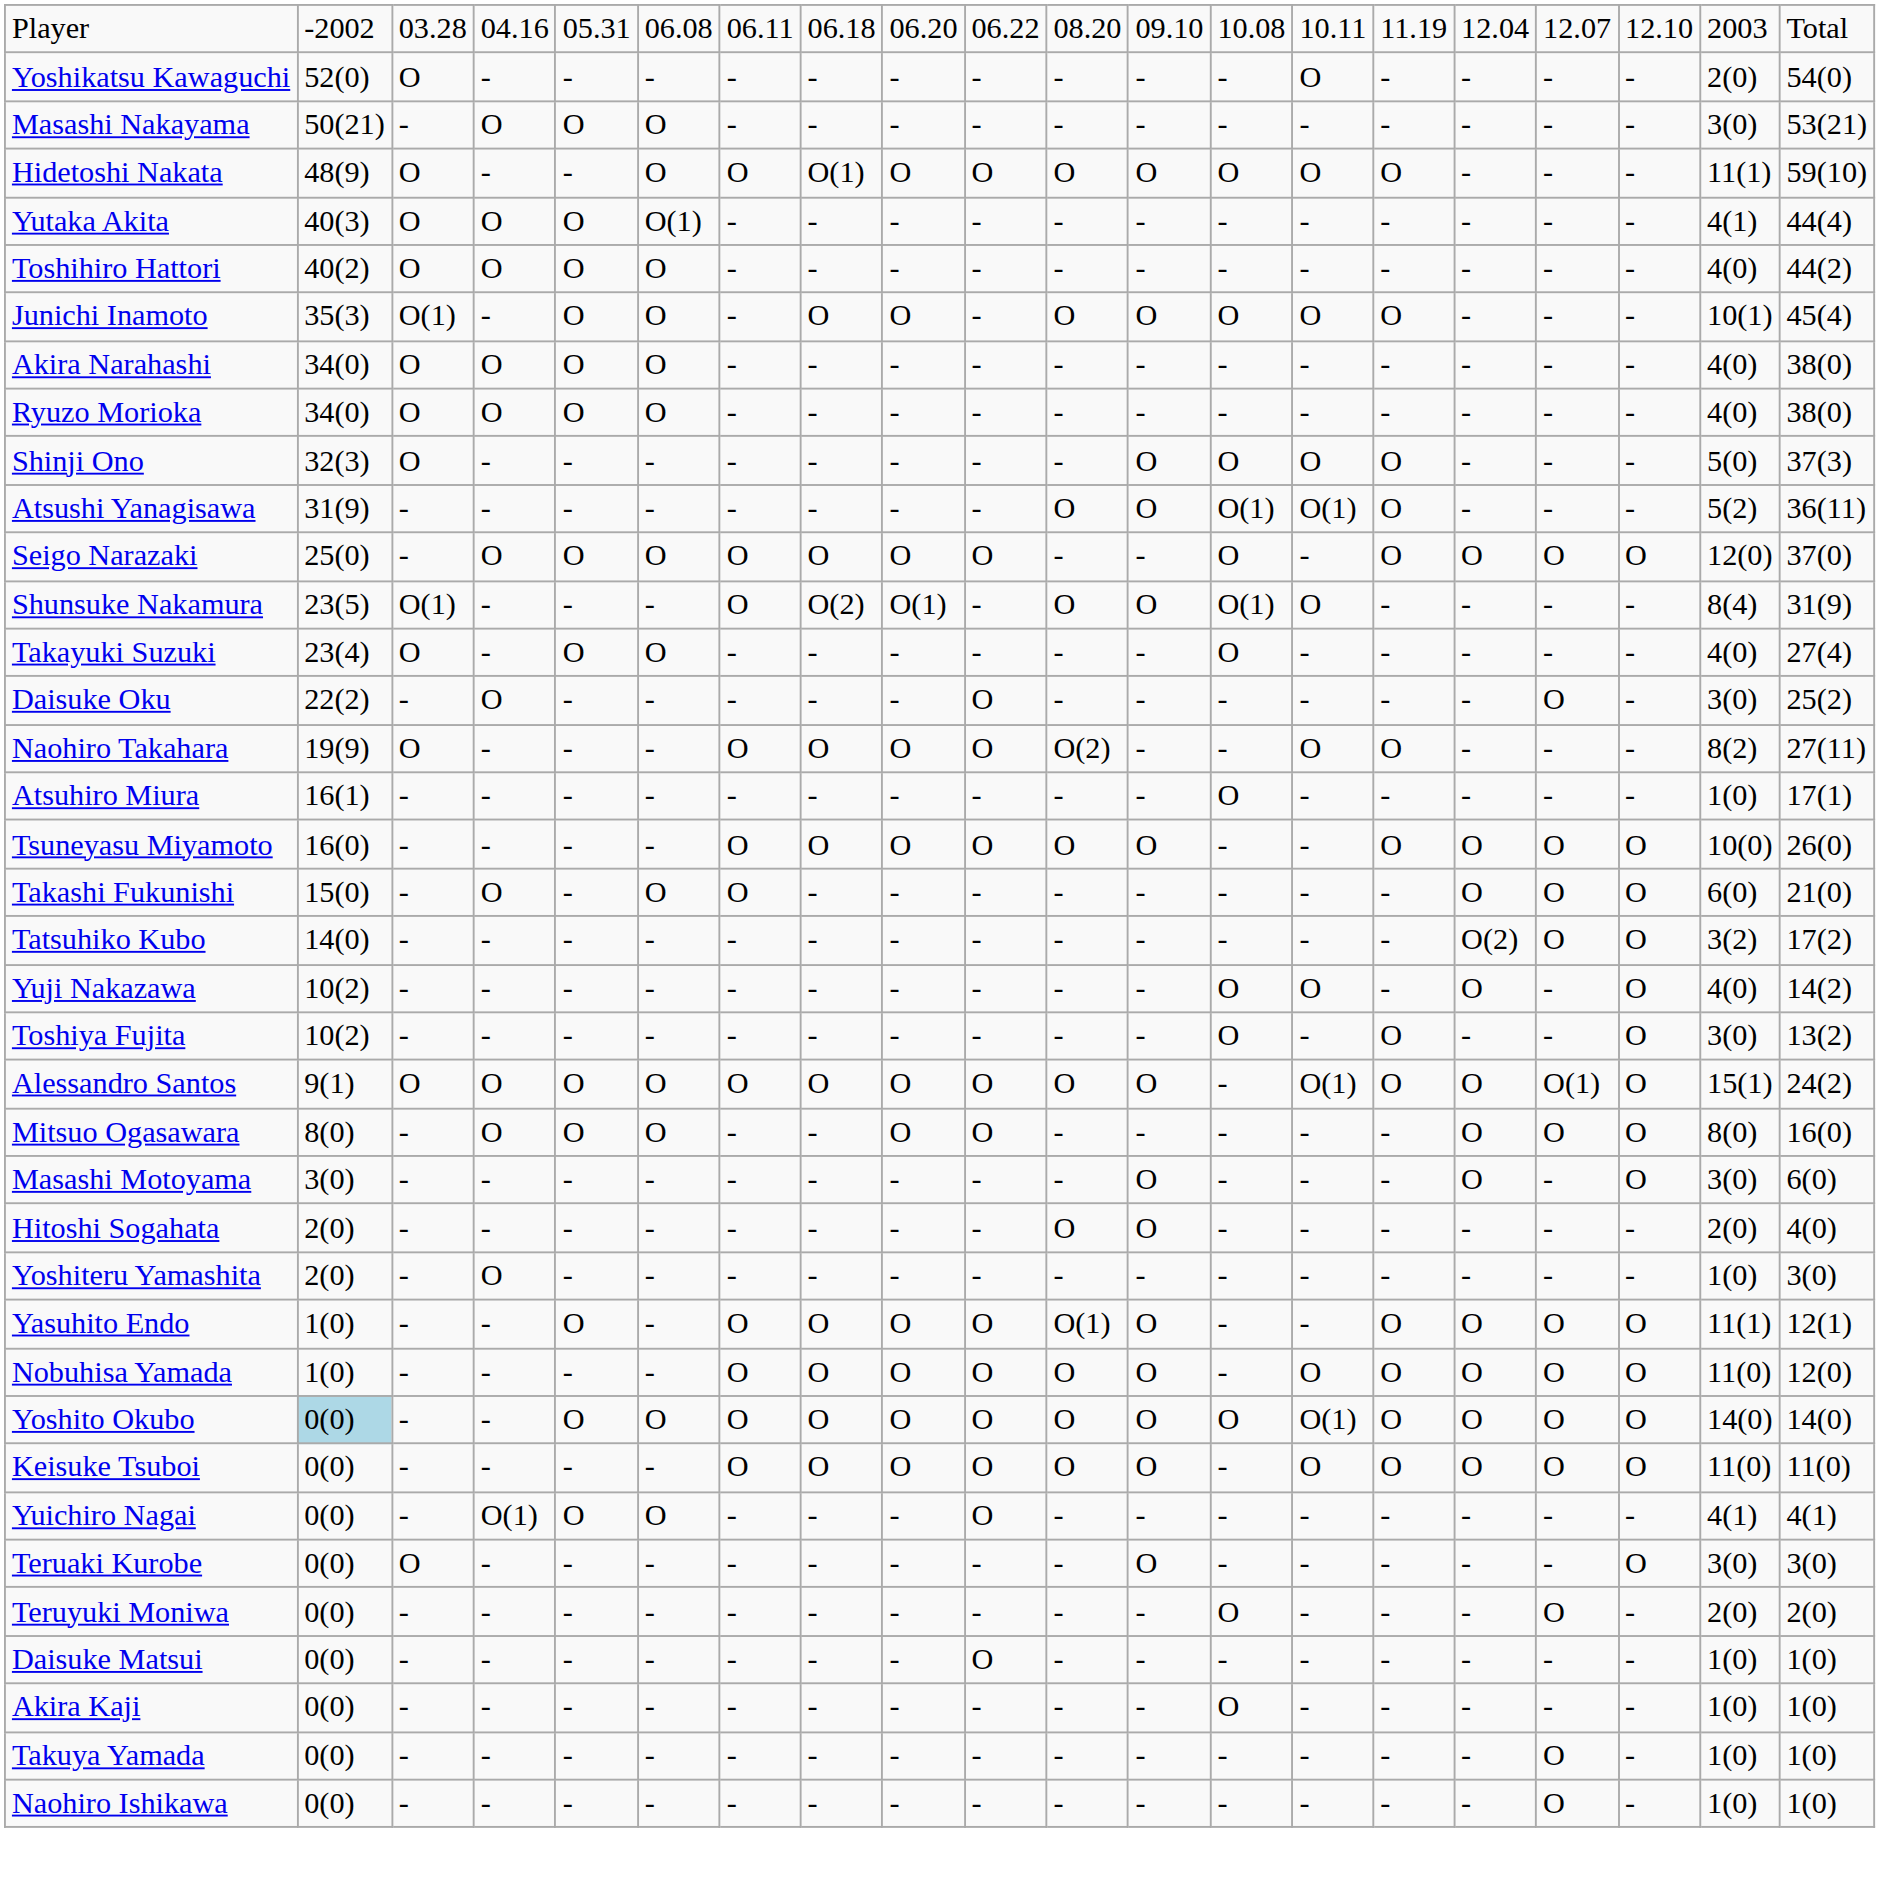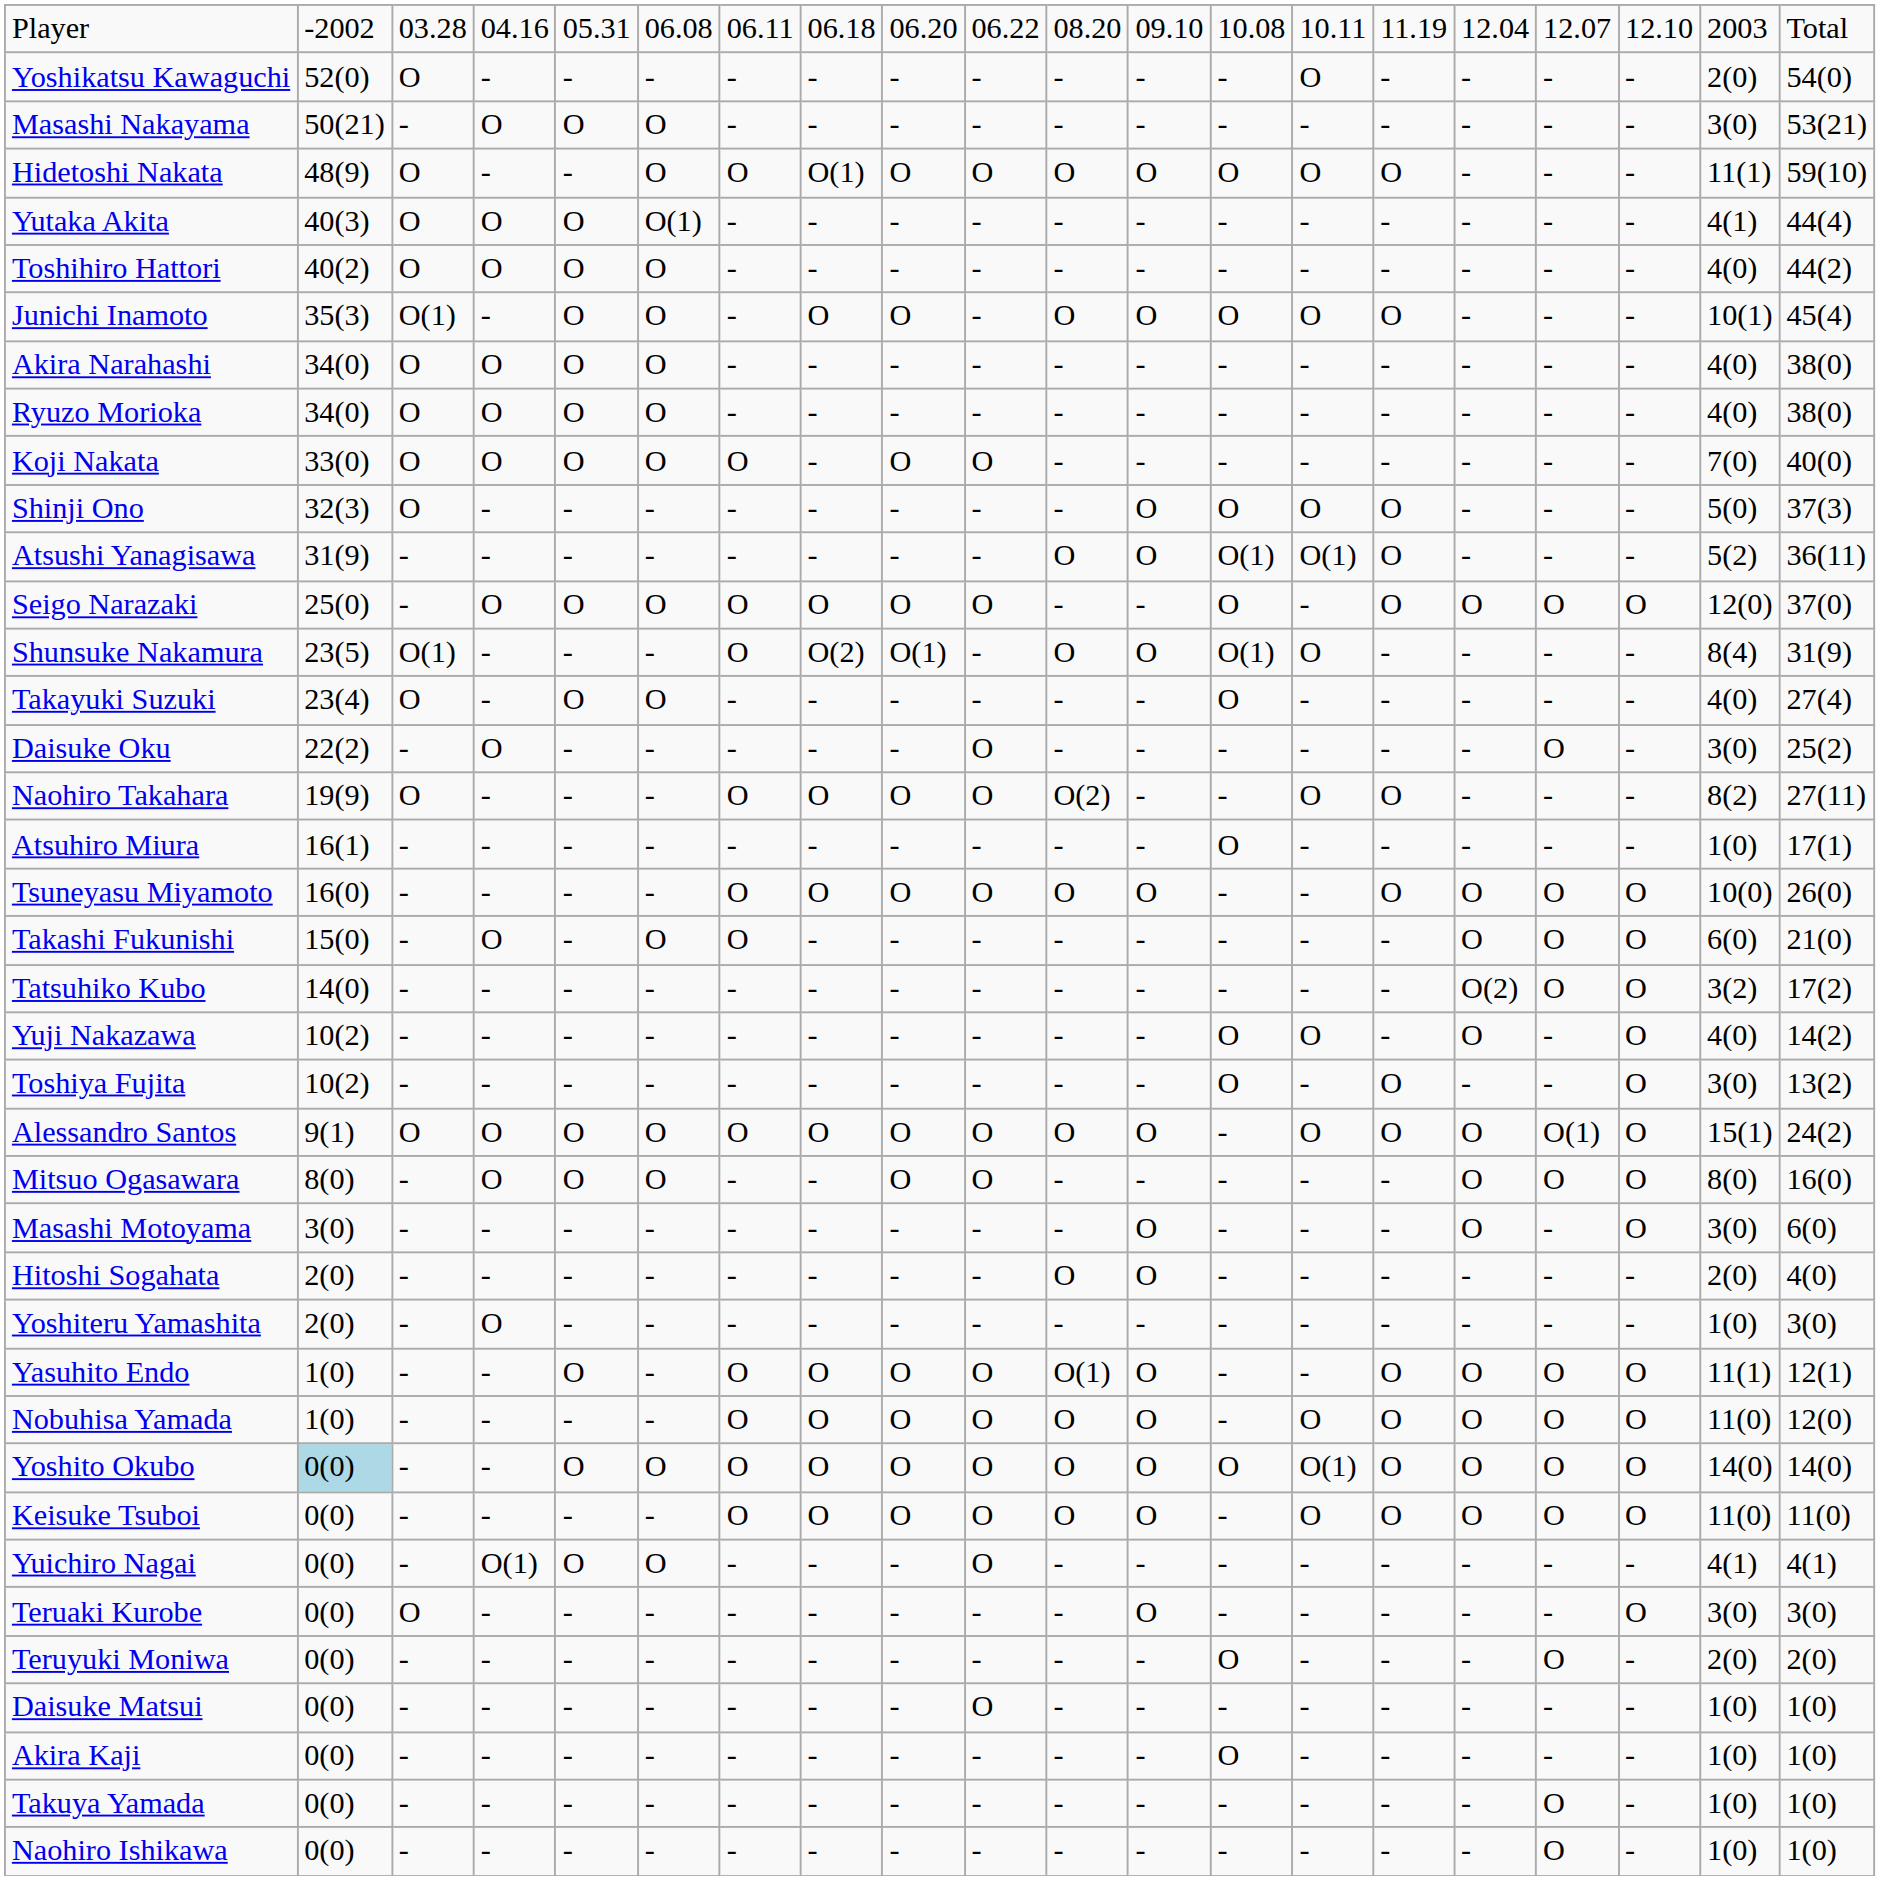+ row: (85, 460)
(1328, 1083) O(1) -> (1310, 1131) O
